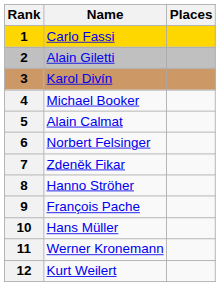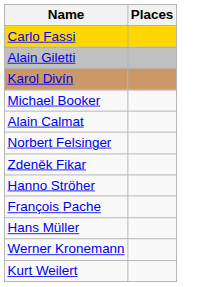- column: (24, 15)
